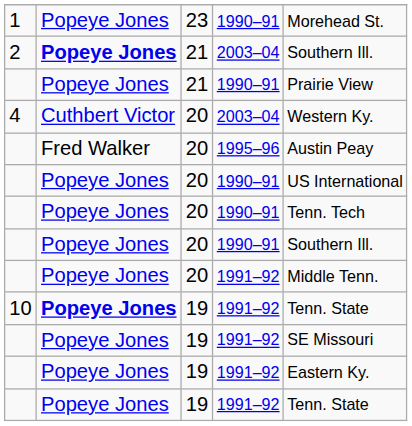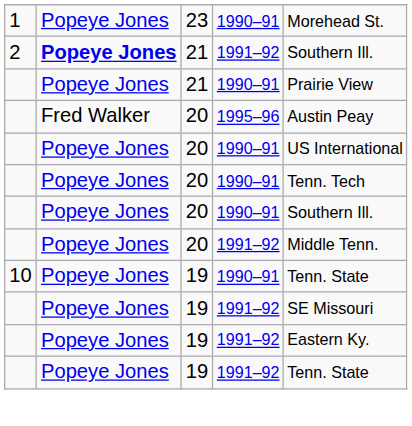(248, 53) 2003–04 -> (248, 53) 1991–92
- row: (15, 116)
(109, 308) bold -> (105, 276) normal
(248, 308) 1991–92 -> (248, 276) 1990–91
